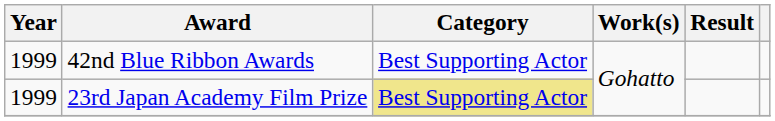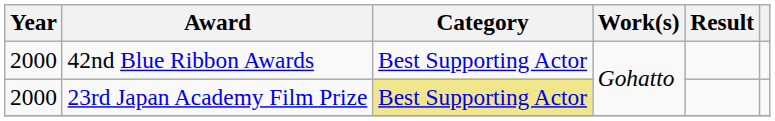(33, 60) 1999 -> (33, 60) 2000
(33, 97) 1999 -> (33, 97) 2000
